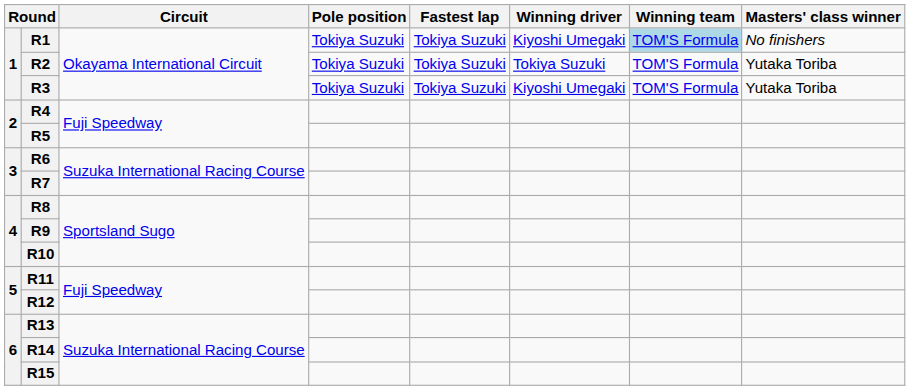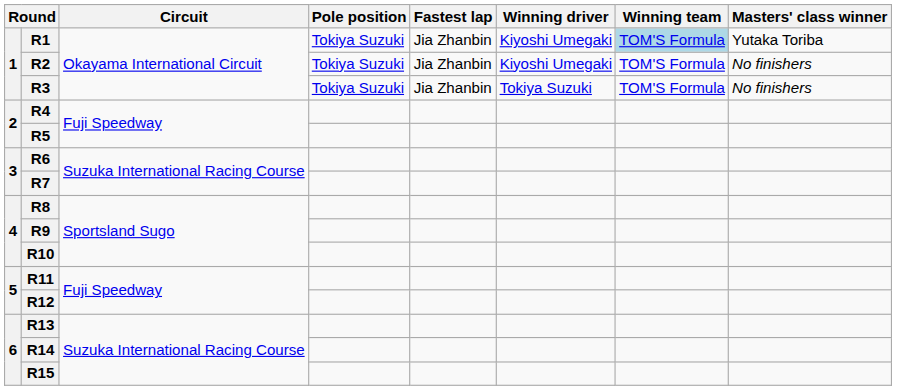(460, 40) Tokiya Suzuki -> (453, 40) Jia Zhanbin
(785, 40) No finishers -> (778, 40) Yutaka Toriba
(460, 64) Tokiya Suzuki -> (453, 64) Jia Zhanbin
(559, 64) Tokiya Suzuki -> (556, 64) Kiyoshi Umegaki
(791, 64) Yutaka Toriba -> (772, 64) No finishers
(460, 87) Tokiya Suzuki -> (453, 87) Jia Zhanbin
(569, 87) Kiyoshi Umegaki -> (546, 87) Tokiya Suzuki
(791, 87) Yutaka Toriba -> (772, 87) No finishers
